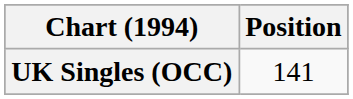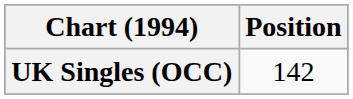(293, 71) 141 -> (293, 71) 142
